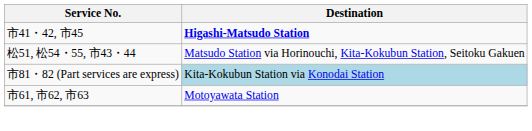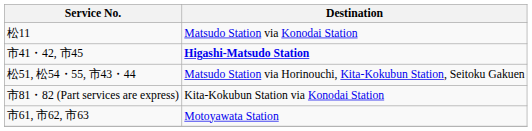+ row: (19, 33)
(284, 74) lightblue background -> (284, 95) no background
